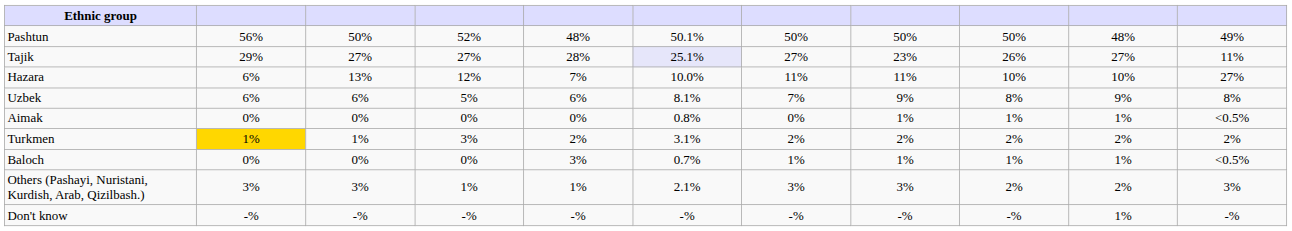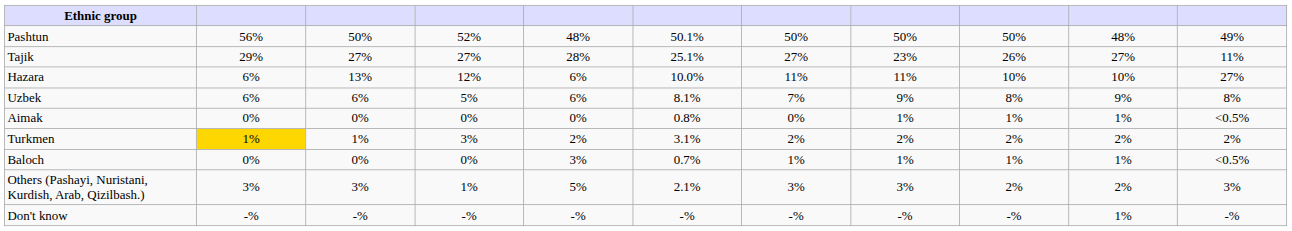(687, 56) lavender background -> (687, 56) no background
(578, 77) 7% -> (578, 77) 6%
(578, 187) 1% -> (578, 187) 5%
